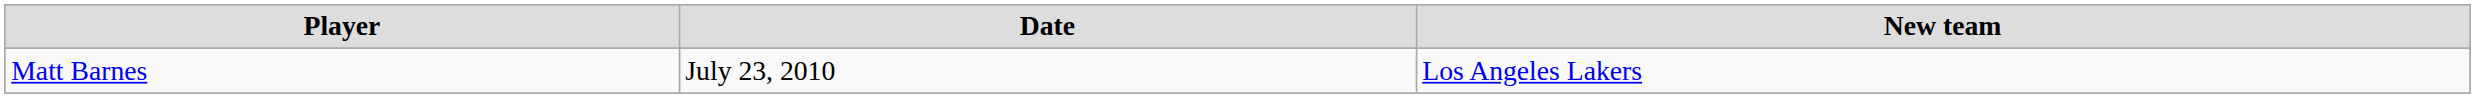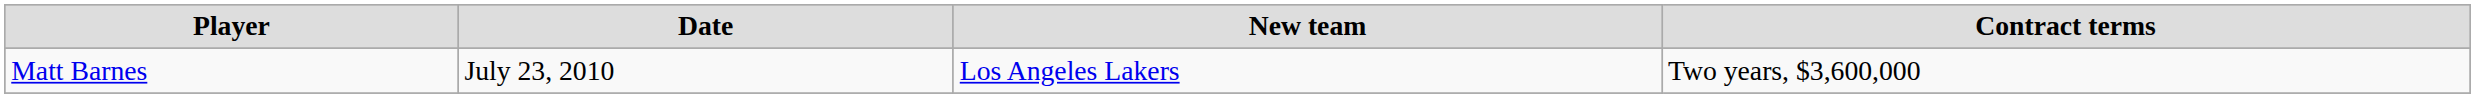+ column: (2066, 26)
